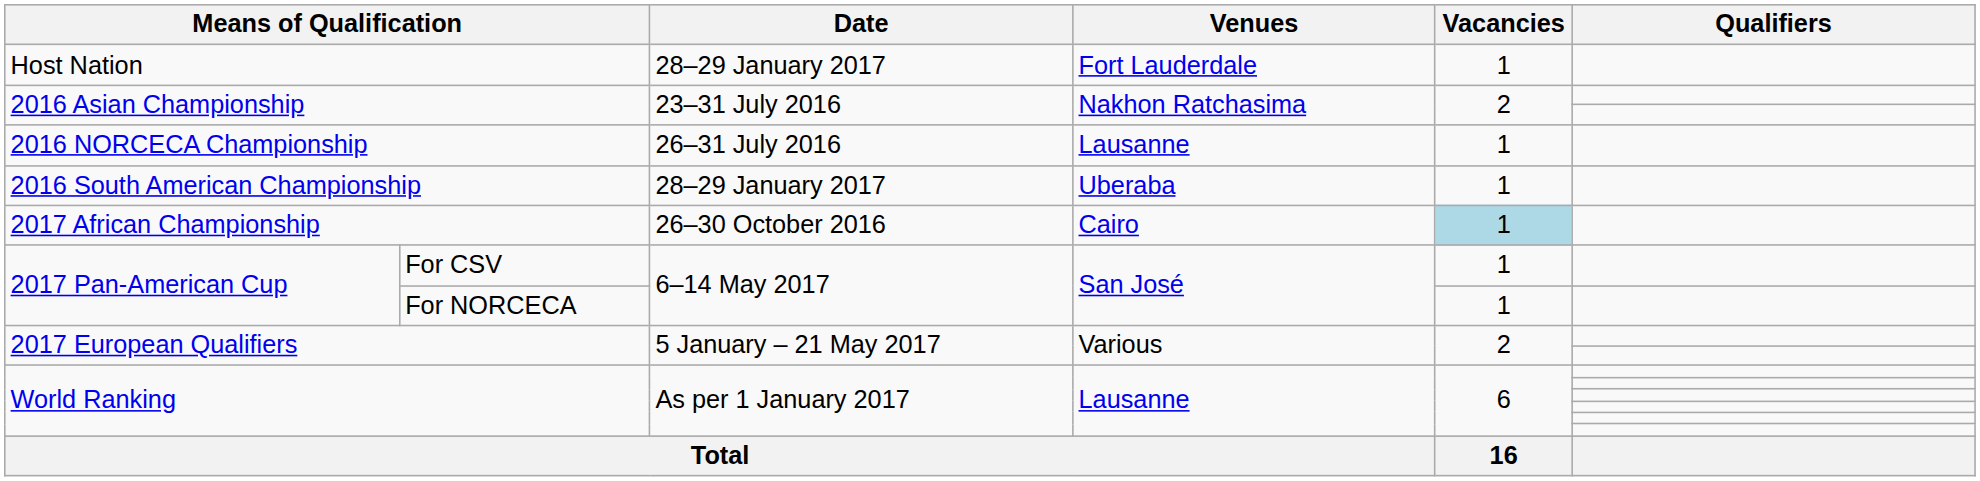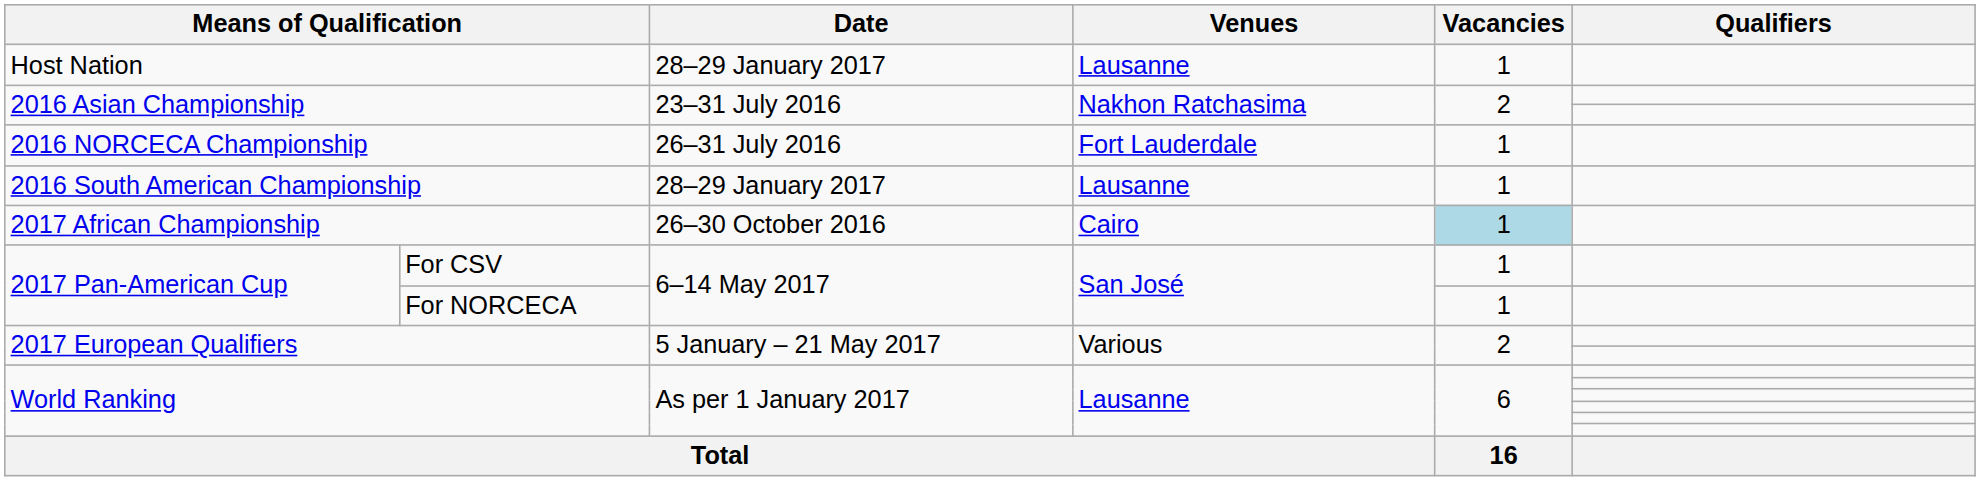(1168, 64) Fort Lauderdale -> (1134, 64) Lausanne
(1134, 144) Lausanne -> (1168, 144) Fort Lauderdale
(1127, 184) Uberaba -> (1134, 184) Lausanne
